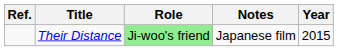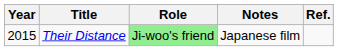columns swapped: (316, 14) <-> (20, 14)
